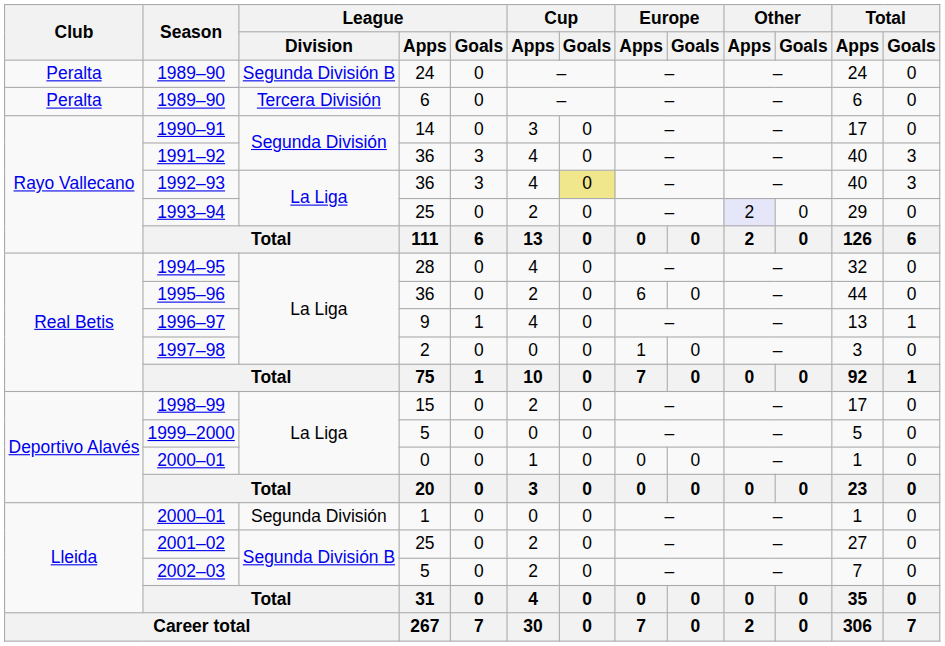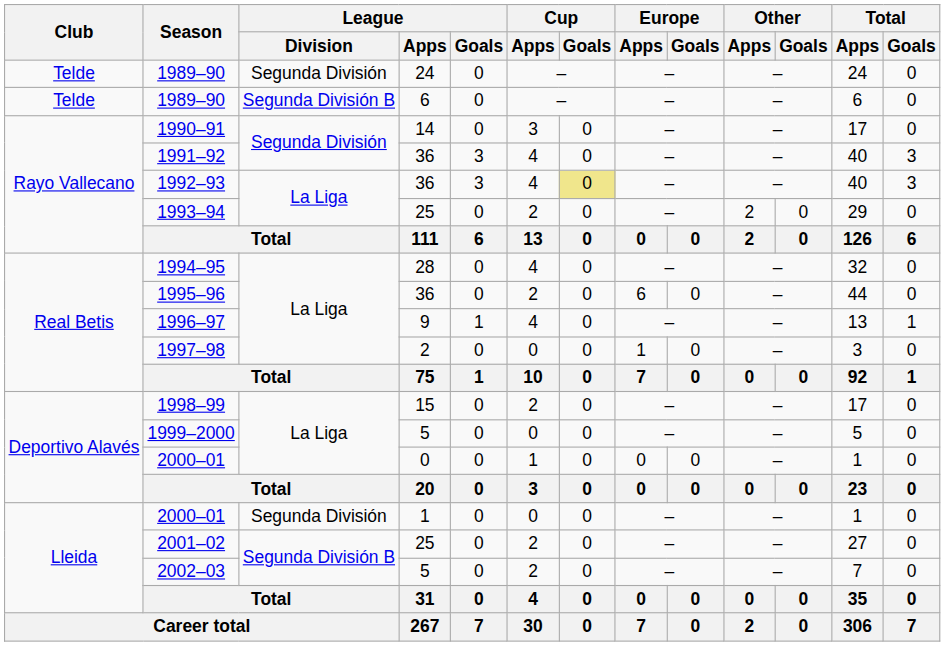(74, 73) Peralta -> (74, 73) Telde
(319, 73) Segunda División B -> (319, 73) Segunda División
(74, 101) Peralta -> (74, 101) Telde
(319, 101) Tercera División -> (319, 101) Segunda División B
(749, 211) lavender background -> (749, 211) no background
